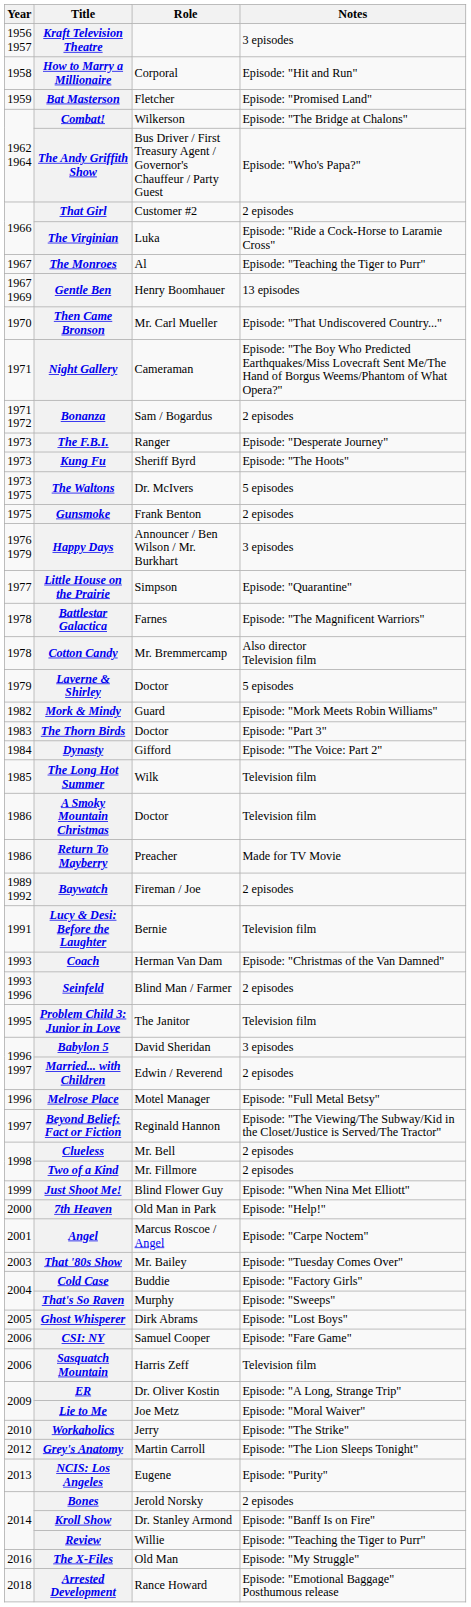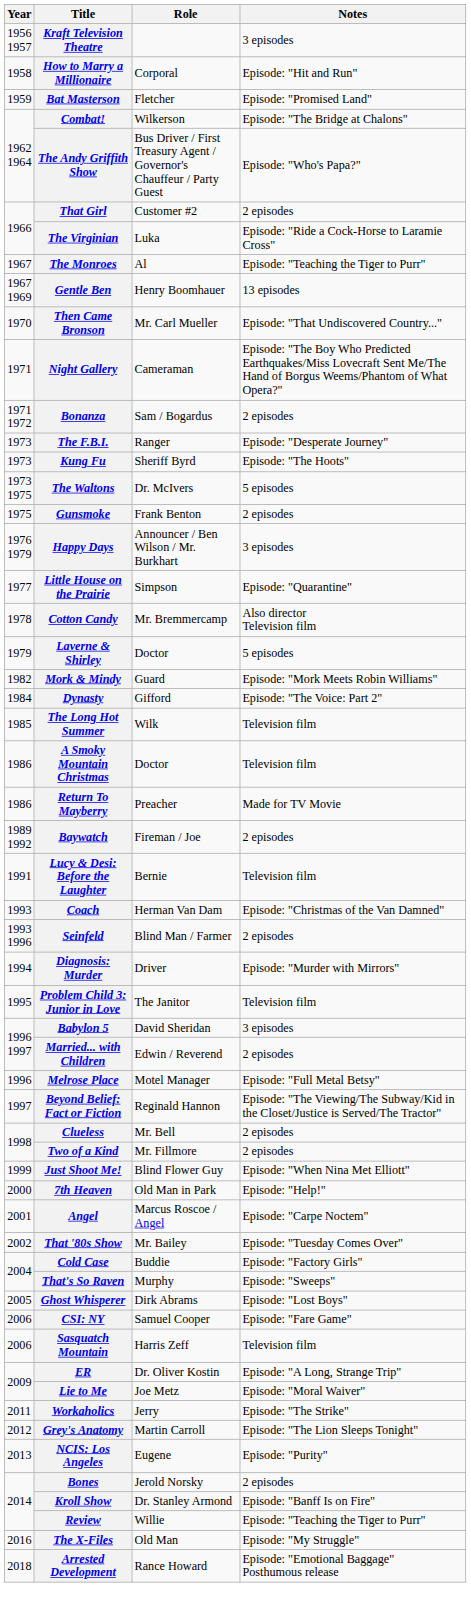- row: (83, 619)
- row: (83, 731)
+ row: (83, 968)
(19, 1261) 2003 -> (19, 1242) 2002
(19, 1429) 2010 -> (19, 1410) 2011
